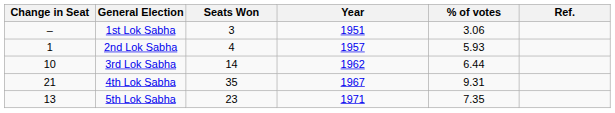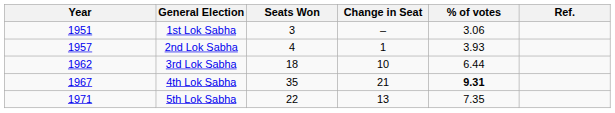columns swapped: (353, 13) <-> (50, 13)
(474, 47) 5.93 -> (474, 47) 3.93
(232, 64) 14 -> (292, 64) 18
(474, 82) normal -> (474, 82) bold
(232, 99) 23 -> (292, 99) 22
